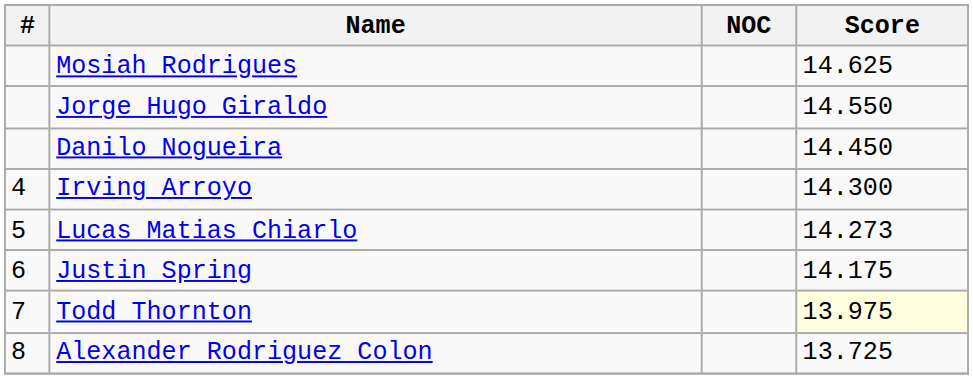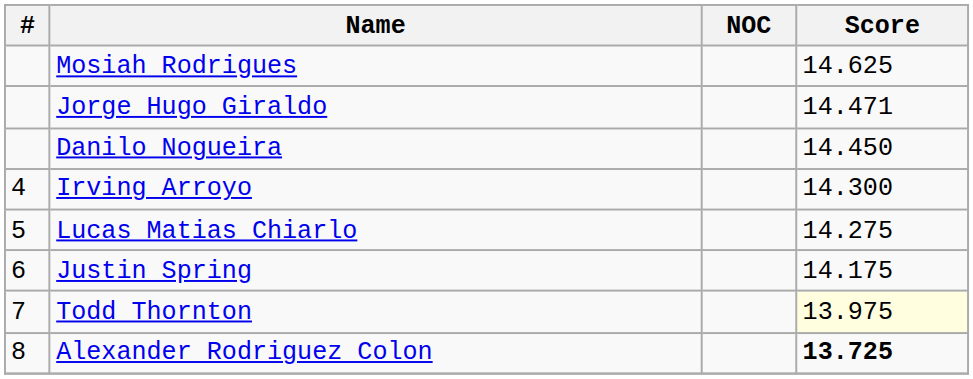(848, 107) 14.550 -> (848, 107) 14.471
(848, 230) 14.273 -> (848, 230) 14.275
(848, 353) normal -> (848, 353) bold
